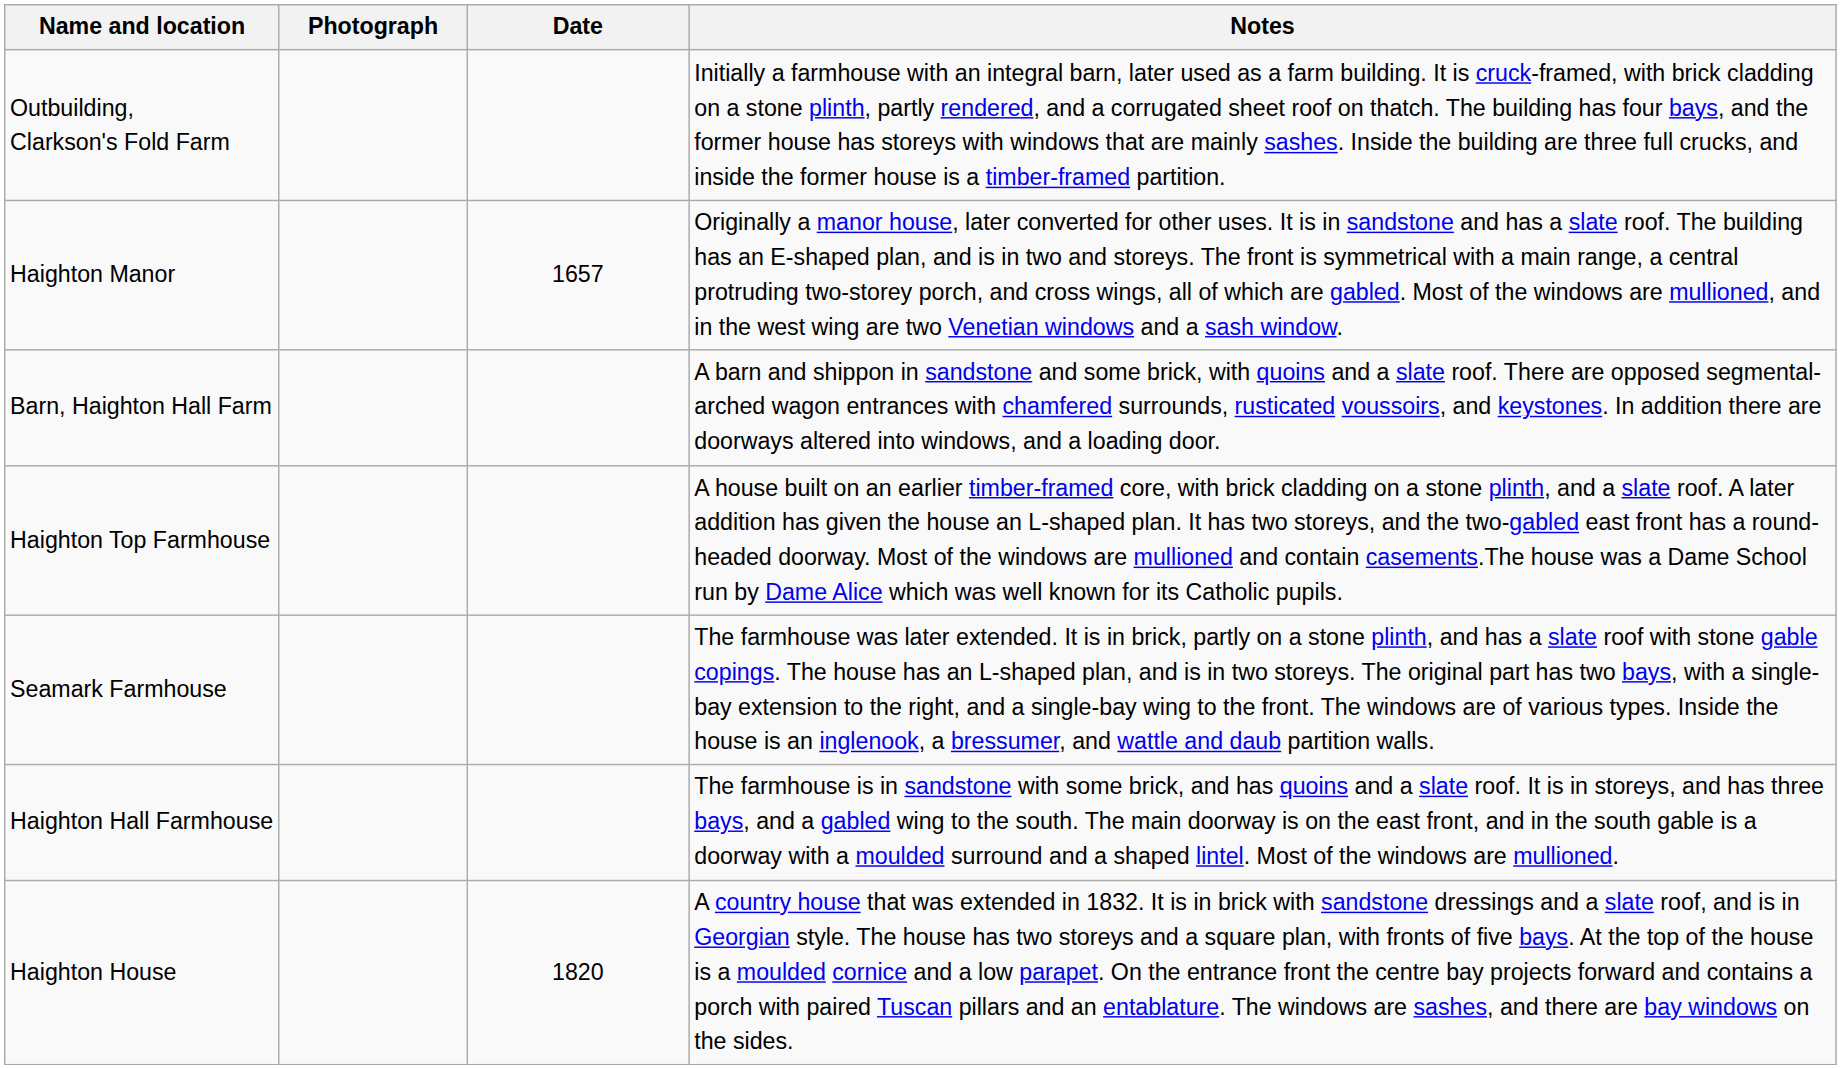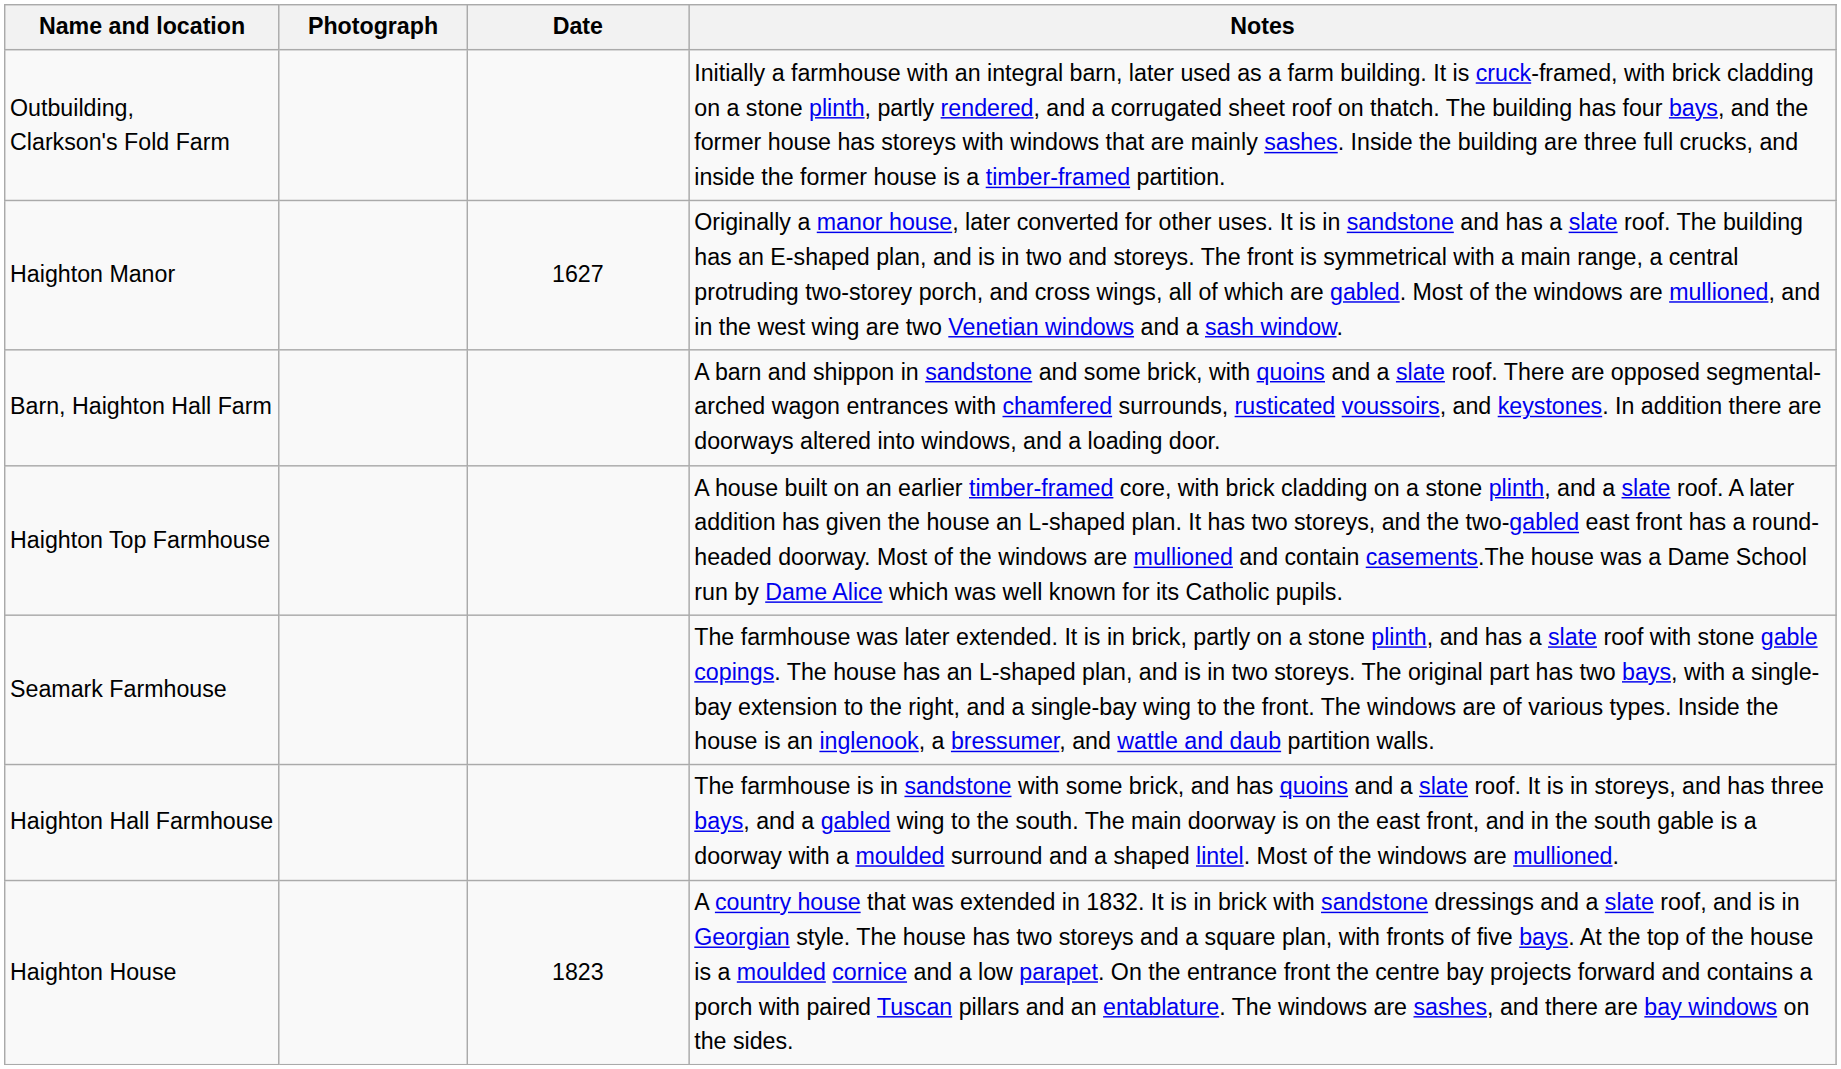(578, 274) 1657 -> (578, 274) 1627
(578, 972) 1820 -> (578, 972) 1823
